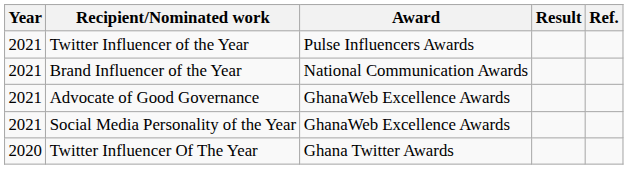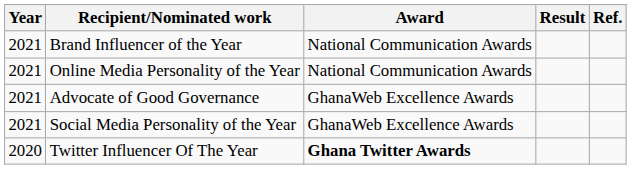- row: (149, 44)
+ row: (175, 71)
(379, 151) normal -> (389, 151) bold
